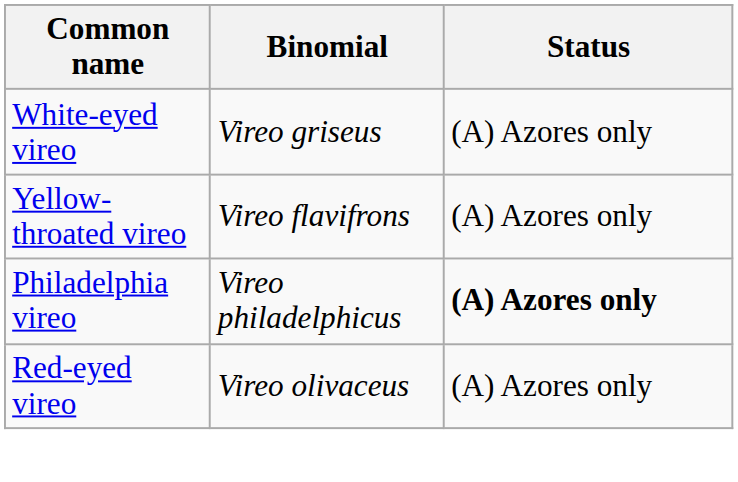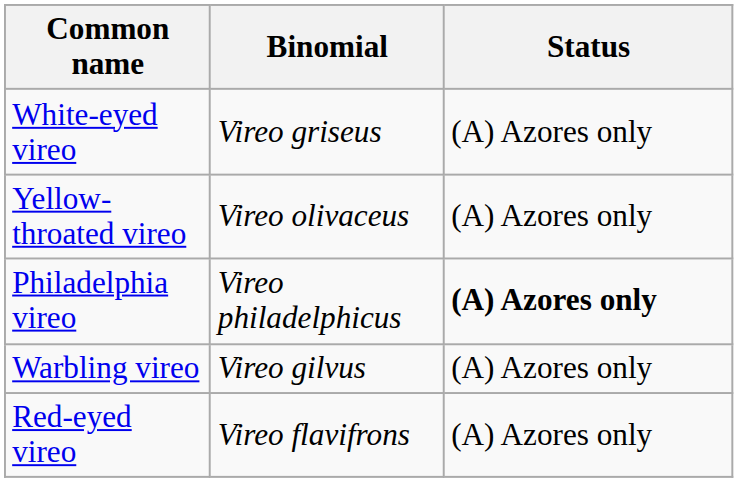(314, 215) Vireo flavifrons -> (314, 215) Vireo olivaceus
+ row: (106, 367)
(314, 385) Vireo olivaceus -> (314, 434) Vireo flavifrons
